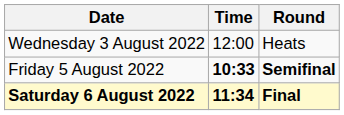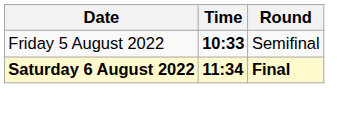- row: (107, 43)
(299, 69) bold -> (286, 43) normal
